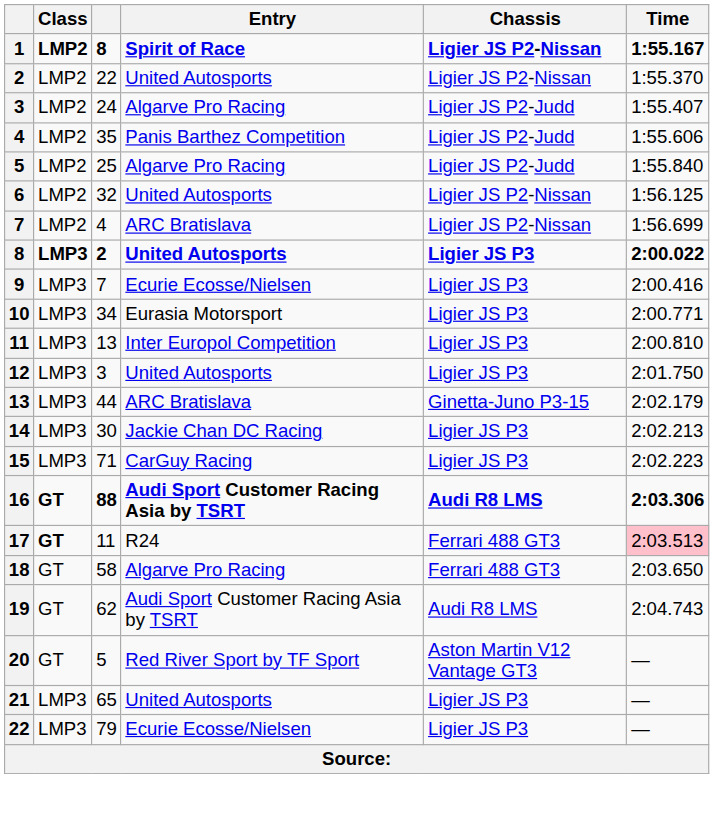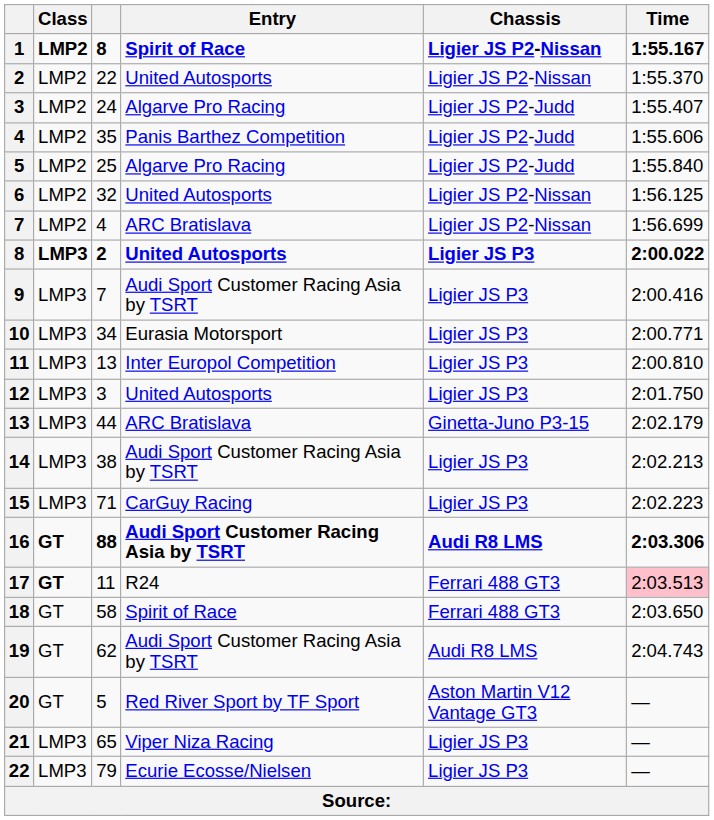(218, 284) Ecurie Ecosse/Nielsen -> (263, 294) Audi Sport Customer Racing Asia by TSRT
(106, 431) 30 -> (106, 462) 38
(224, 431) Jackie Chan DC Racing -> (263, 462) Audi Sport Customer Racing Asia by TSRT
(205, 569) Algarve Pro Racing -> (181, 611) Spirit of Race
(199, 699) United Autosports -> (199, 741) Viper Niza Racing
